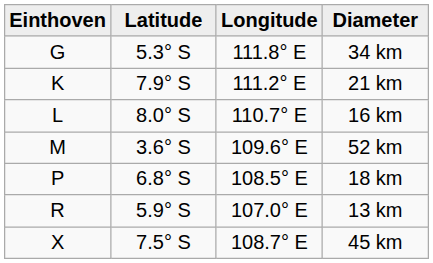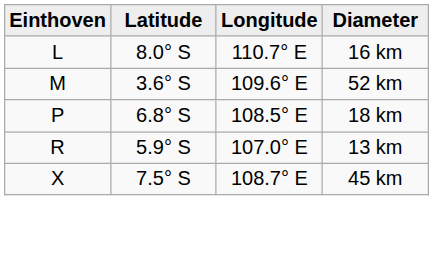- row: (375, 52)
- row: (375, 83)
